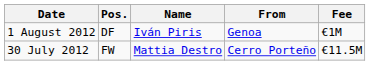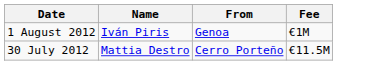- column: (115, 14)
